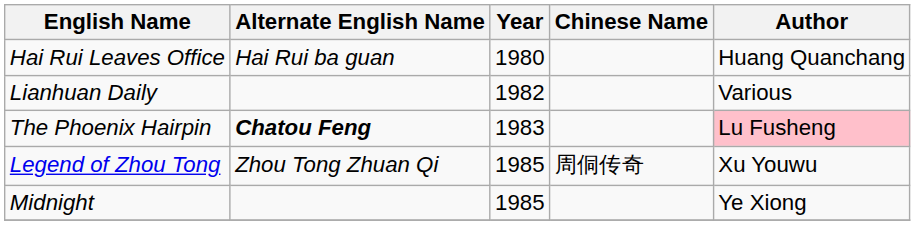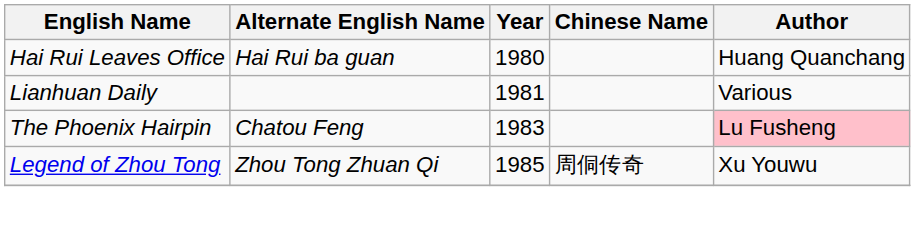(520, 92) 1982 -> (520, 92) 1981
(303, 127) bold -> (299, 127) normal
- row: (52, 202)
